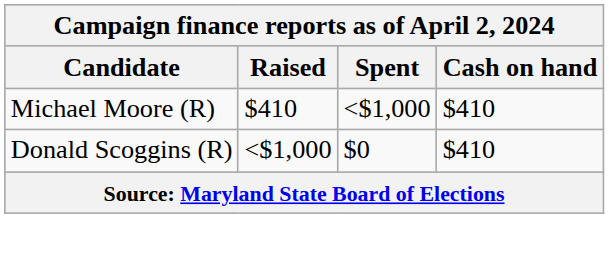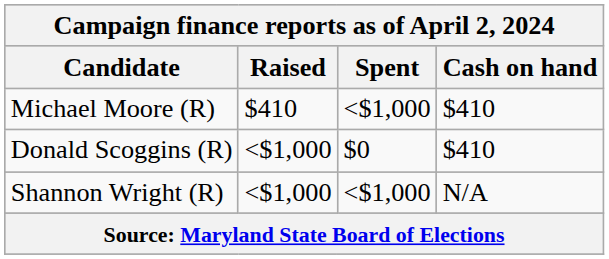+ row: (117, 191)
